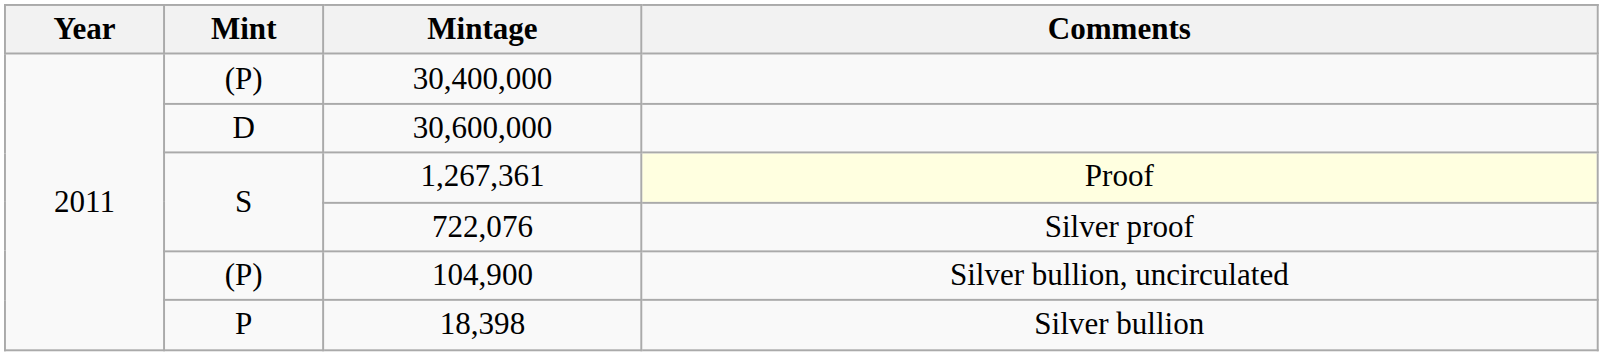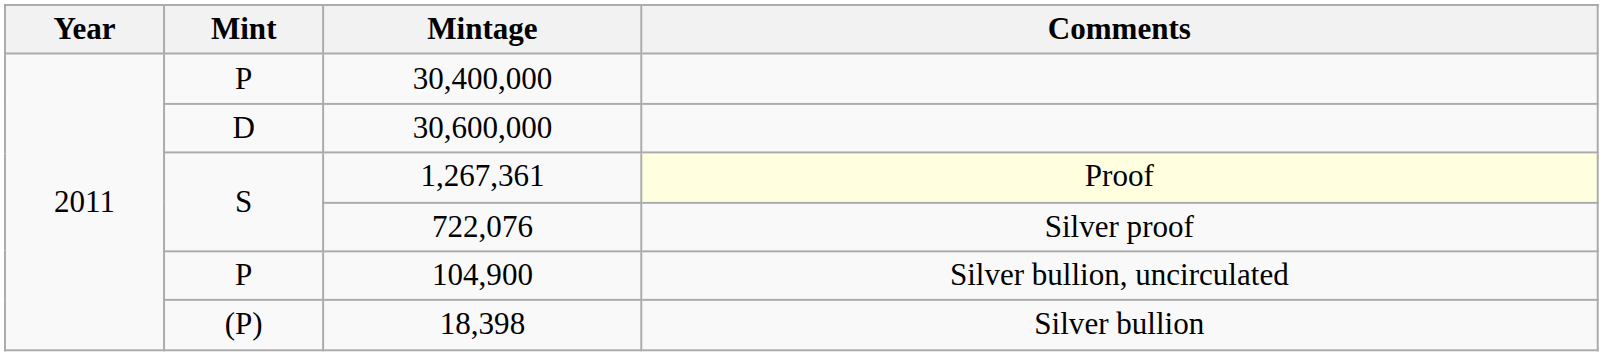(244, 78) (P) -> (244, 78) P
(244, 275) (P) -> (244, 275) P
(244, 324) P -> (244, 324) (P)
